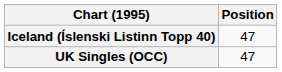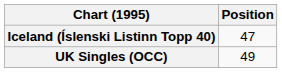(248, 57) 47 -> (248, 57) 49
